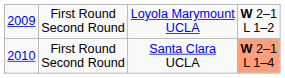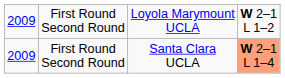(21, 55) 2010 -> (21, 55) 2009
